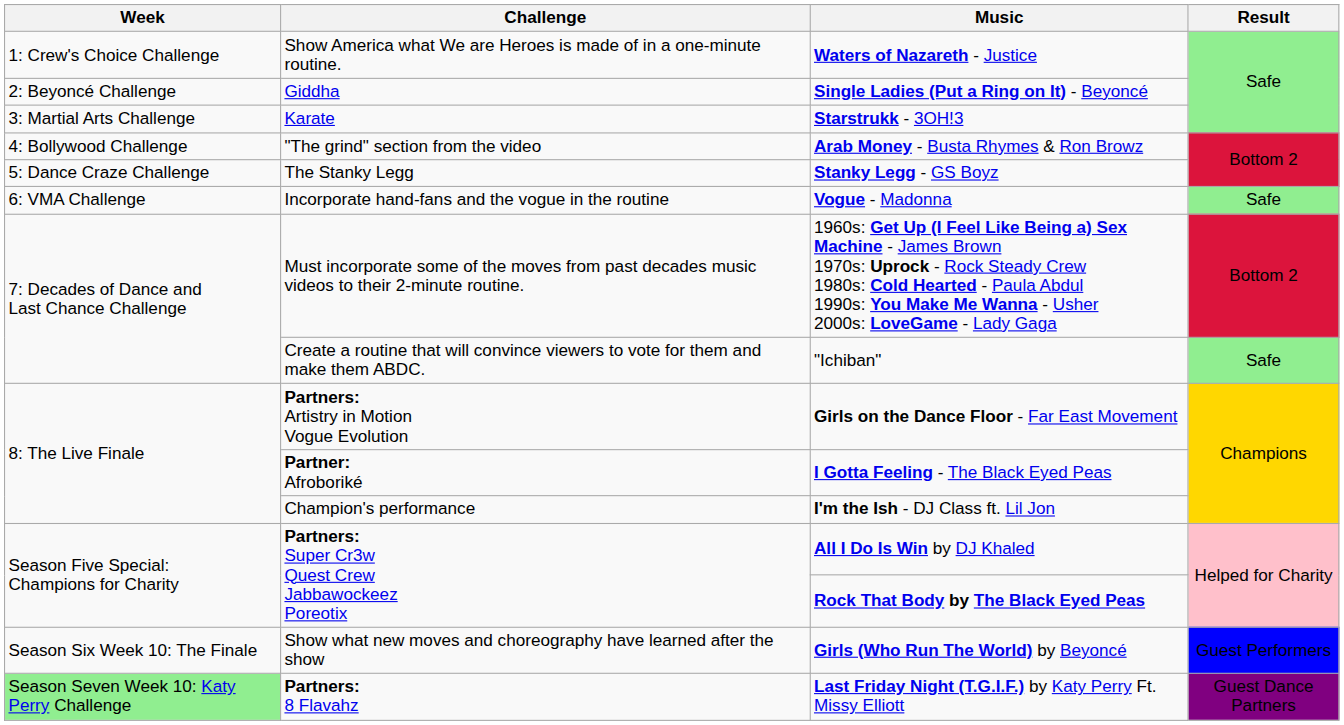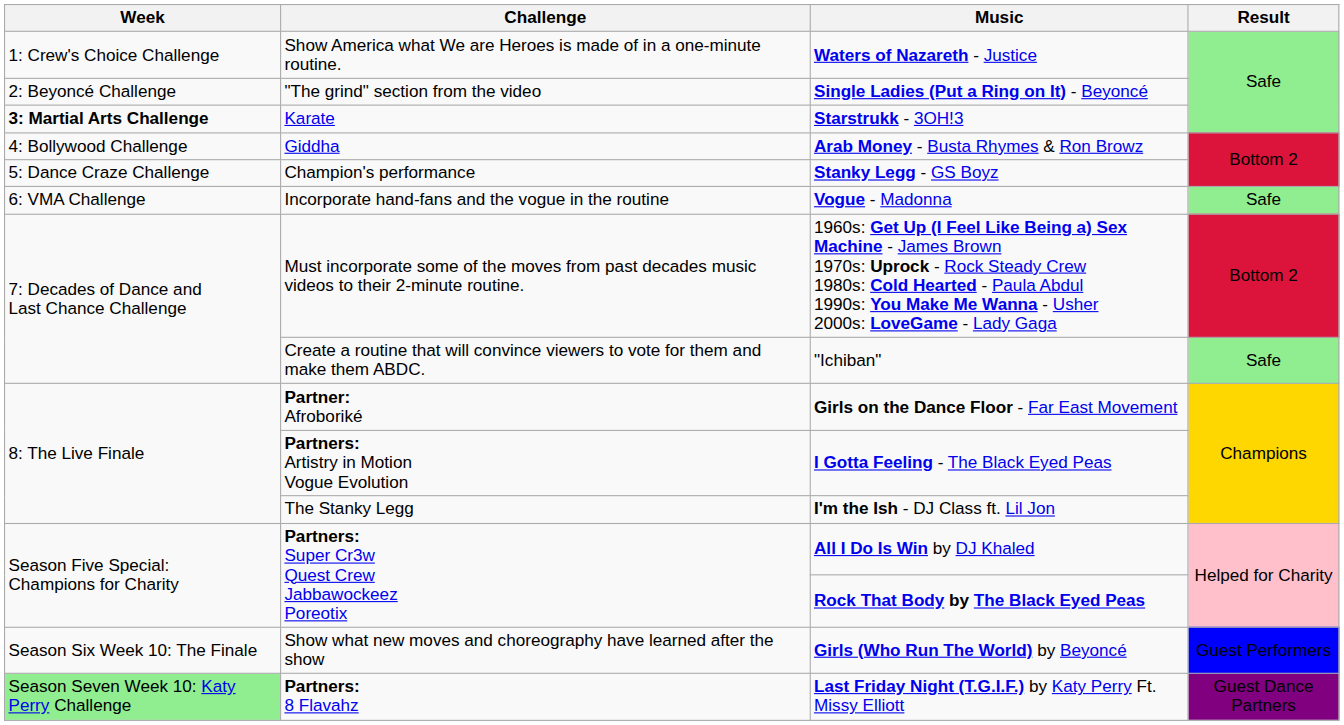(312, 91) Giddha -> (413, 91) "The grind" section from the video
(102, 118) normal -> (109, 118) bold
(413, 145) "The grind" section from the video -> (312, 145) Giddha
(349, 173) The Stanky Legg -> (380, 173) Champion's performance
(348, 416) Partners: Artistry in Motion Vogue Evolution -> (323, 406) Partner: Afroboriké
(323, 472) Partner: Afroboriké -> (348, 462) Partners: Artistry in Motion Vogue Evolution
(380, 509) Champion's performance -> (349, 509) The Stanky Legg
